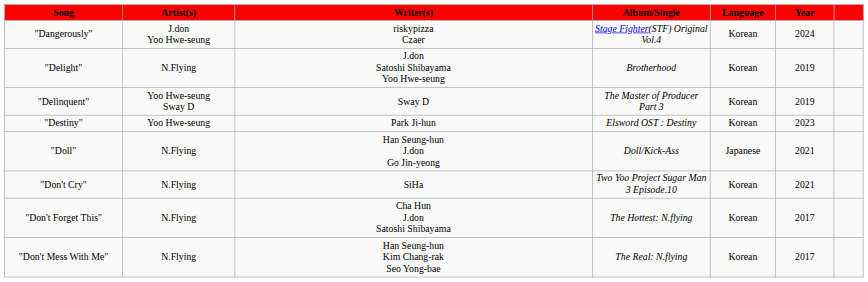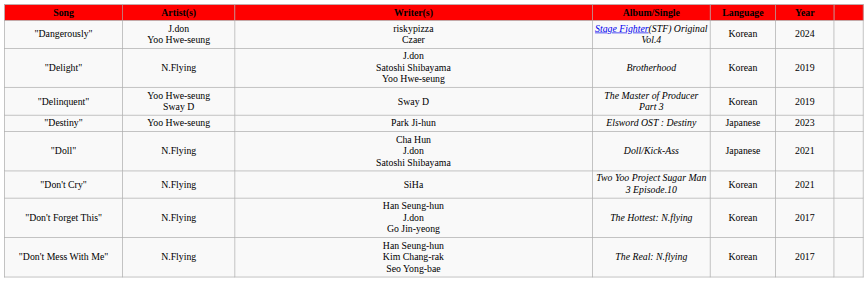(743, 123) Korean -> (743, 123) Japanese
(413, 151) Han Seung-hun J.don Go Jin-yeong -> (413, 151) Cha Hun J.don Satoshi Shibayama
(413, 218) Cha Hun J.don Satoshi Shibayama -> (413, 218) Han Seung-hun J.don Go Jin-yeong
